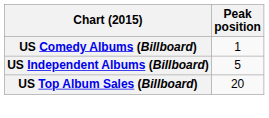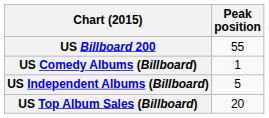+ row: (108, 46)
